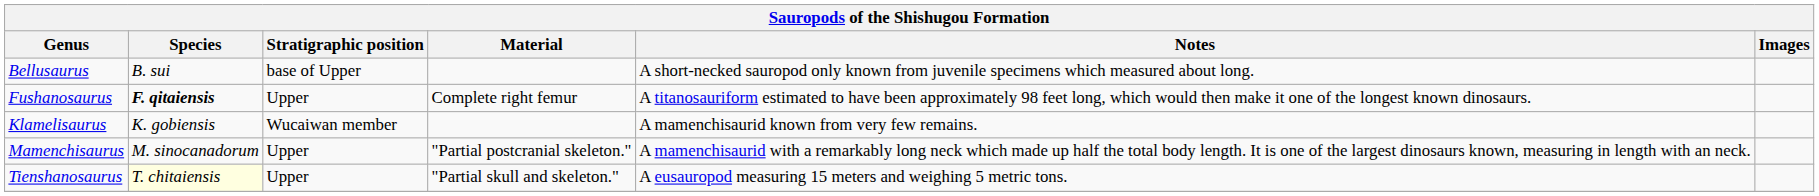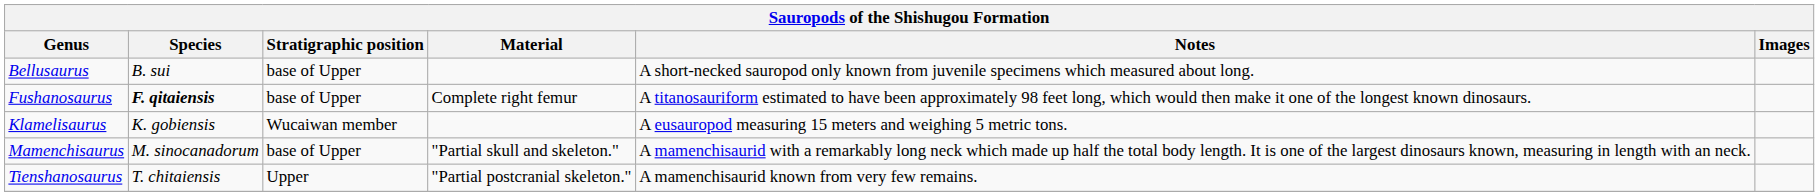(288, 97) Upper -> (314, 97) base of Upper
(808, 124) A mamenchisaurid known from very few remains. -> (853, 124) A eusauropod measuring 15 meters and weighing 5 metric tons.
(288, 151) Upper -> (314, 151) base of Upper
(532, 151) "Partial postcranial skeleton." -> (525, 151) "Partial skull and skeleton."
(176, 177) lightyellow background -> (176, 177) no background
(525, 177) "Partial skull and skeleton." -> (532, 177) "Partial postcranial skeleton."
(853, 177) A eusauropod measuring 15 meters and weighing 5 metric tons. -> (808, 177) A mamenchisaurid known from very few remains.
